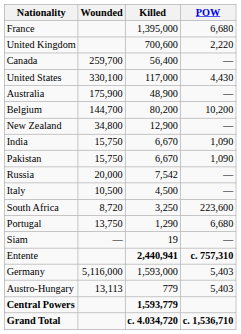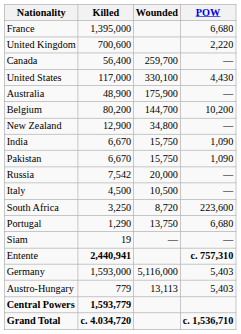columns swapped: (153, 12) <-> (102, 12)
